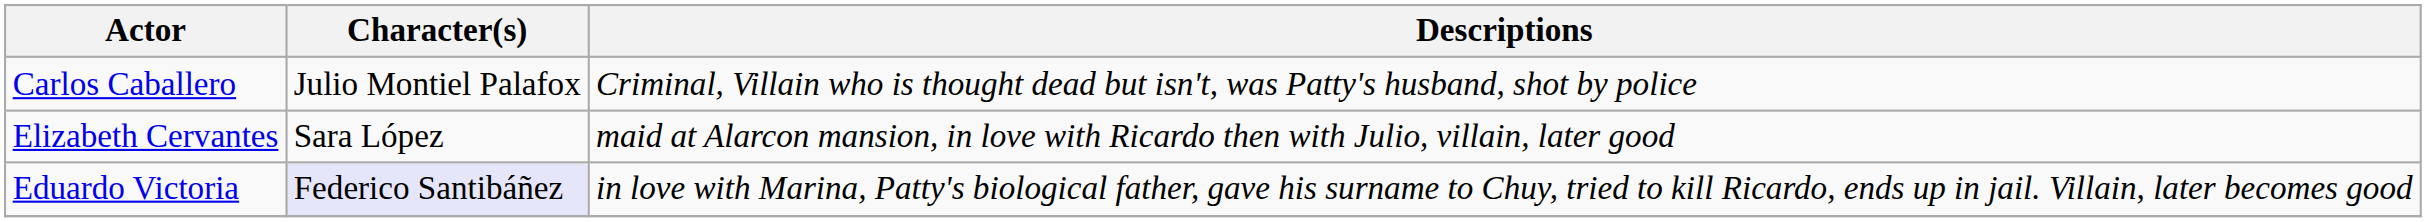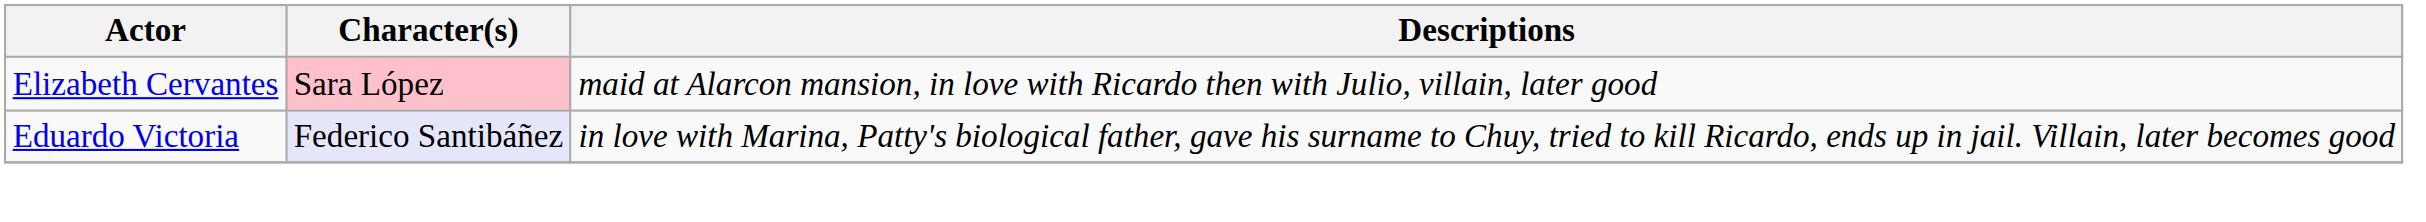- row: (124, 83)
(369, 135) no background -> (369, 83) pink background
